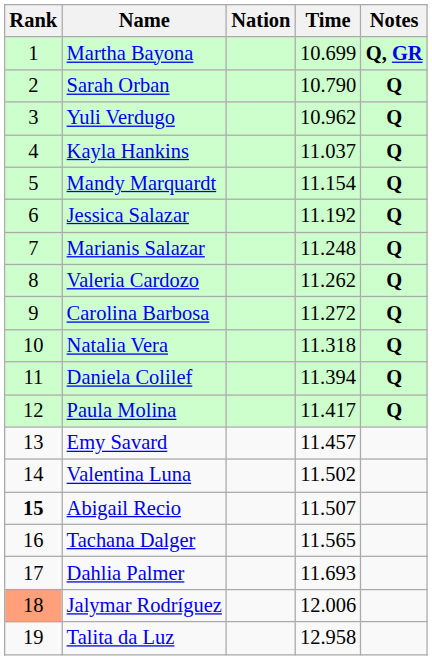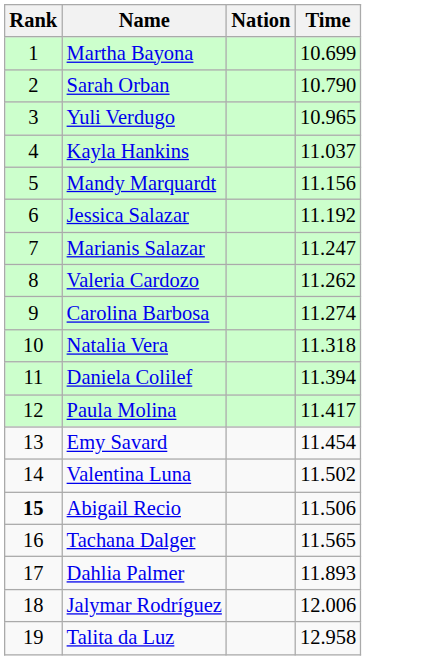- column: (394, 20)
(328, 118) 10.962 -> (328, 118) 10.965
(328, 183) 11.154 -> (328, 183) 11.156
(328, 248) 11.248 -> (328, 248) 11.247
(328, 313) 11.272 -> (328, 313) 11.274
(328, 442) 11.457 -> (328, 442) 11.454
(328, 507) 11.507 -> (328, 507) 11.506
(328, 572) 11.693 -> (328, 572) 11.893
(33, 605) lightsalmon background -> (33, 605) no background
